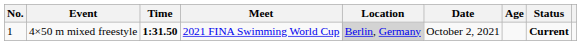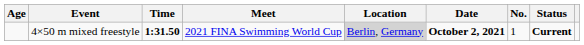columns swapped: (15, 13) <-> (514, 13)
(463, 31) normal -> (467, 31) bold
